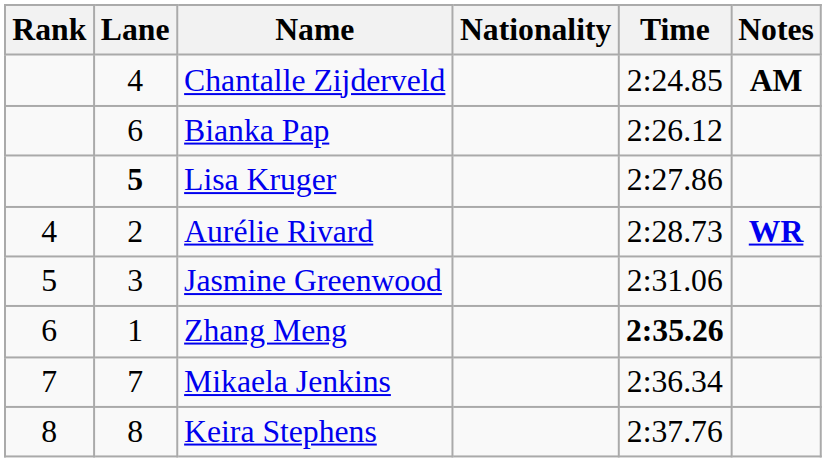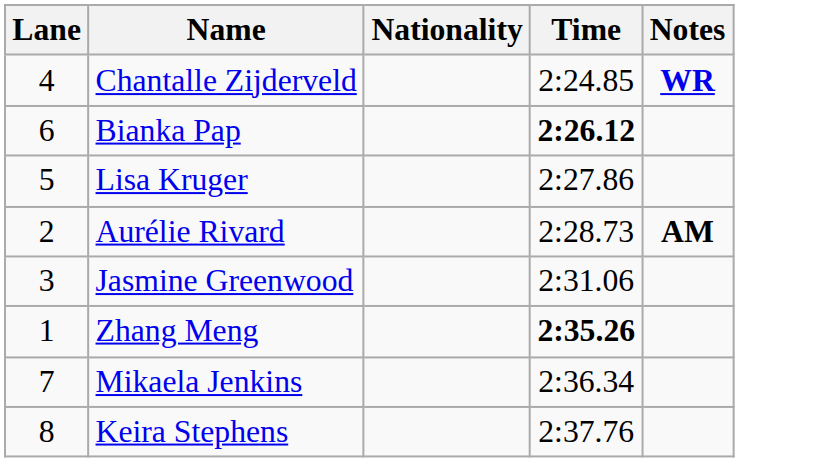- column: (49, 29)
(776, 79) AM -> (688, 79) WR
(675, 130) normal -> (586, 130) bold
(135, 180) bold -> (47, 180) normal
(776, 230) WR -> (688, 230) AM
